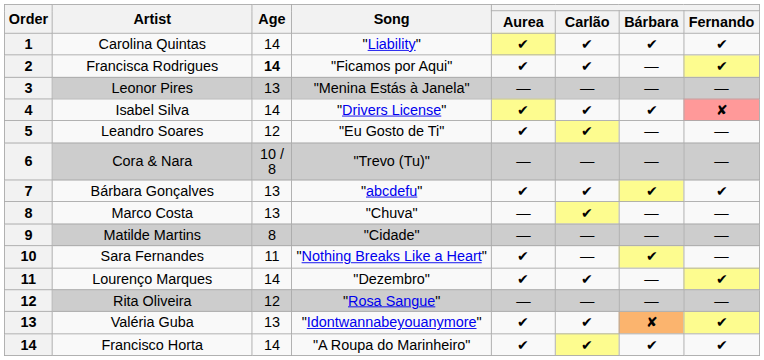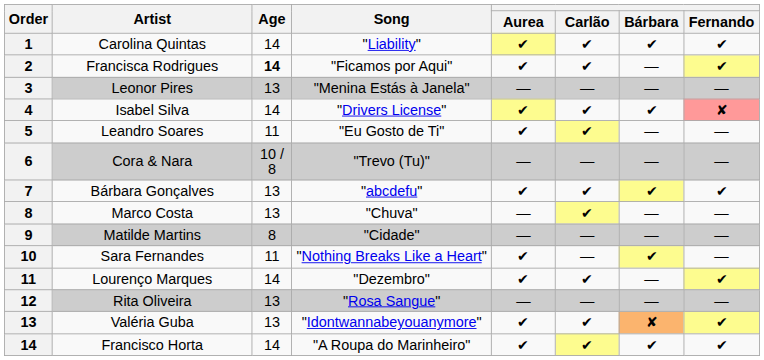(272, 132) 12 -> (272, 132) 11
(272, 301) 12 -> (272, 301) 13
